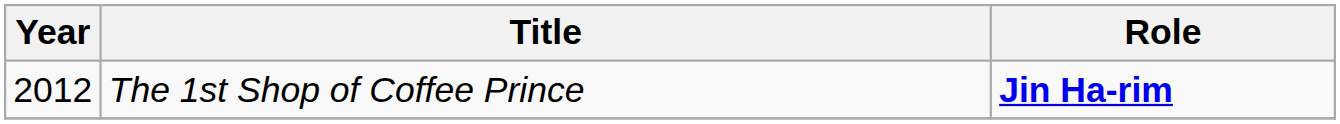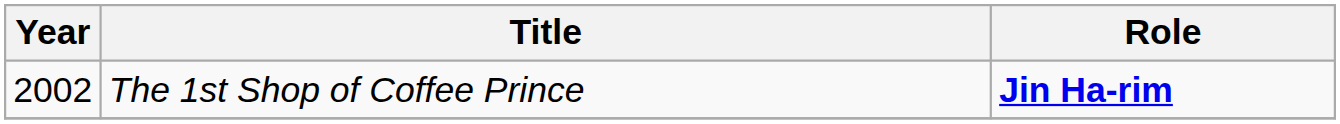(53, 88) 2012 -> (53, 88) 2002
